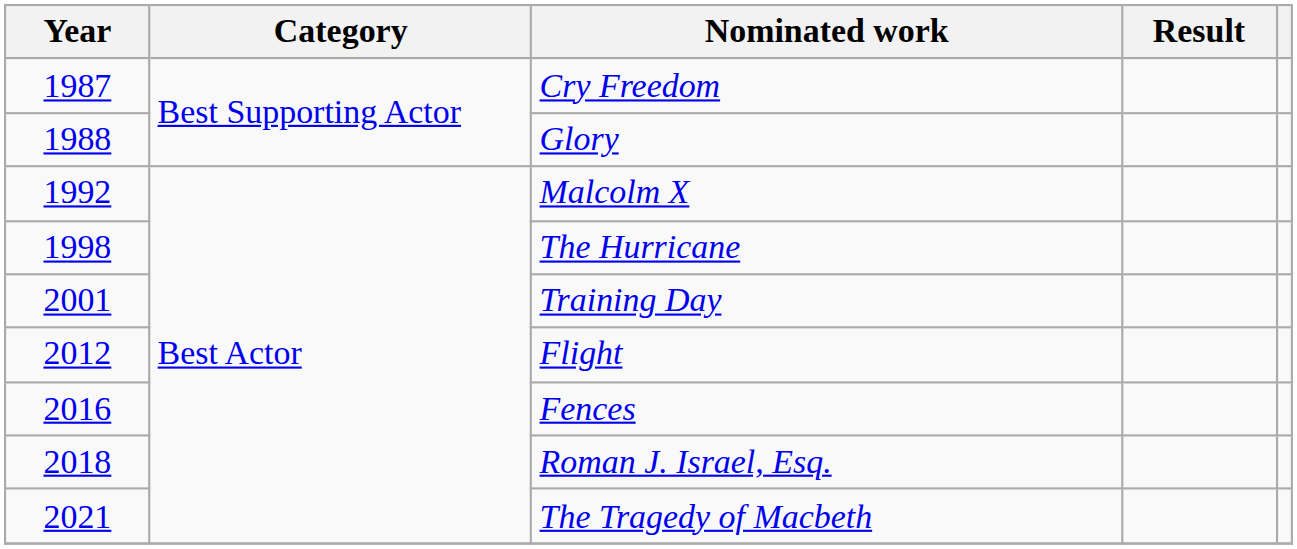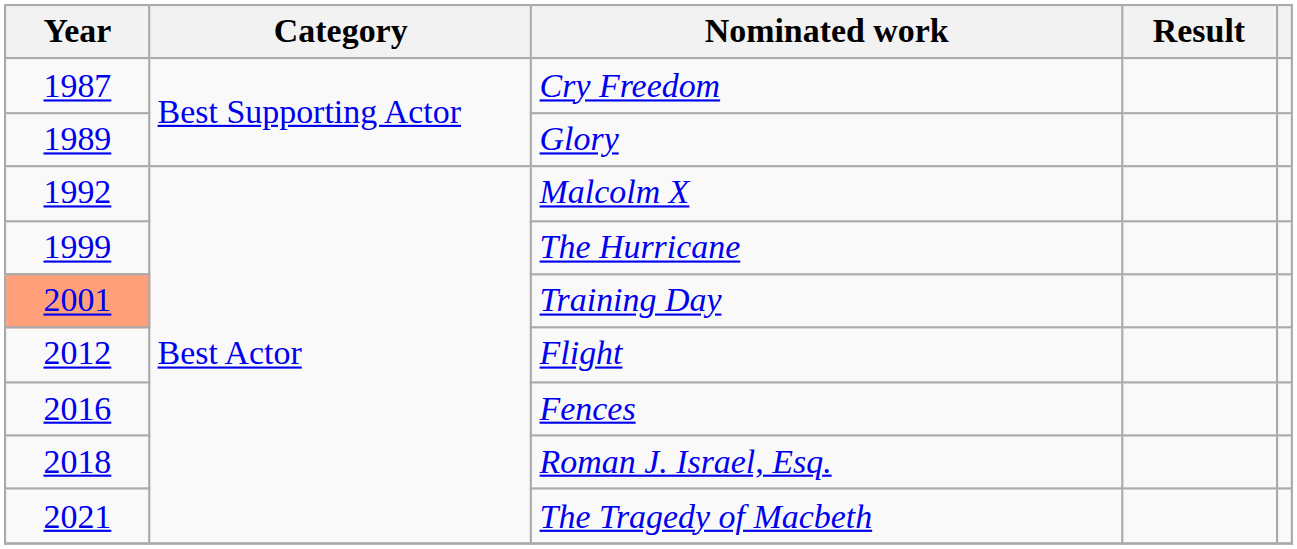(77, 138) 1988 -> (77, 138) 1989
(77, 246) 1998 -> (77, 246) 1999
(77, 300) no background -> (77, 300) lightsalmon background
